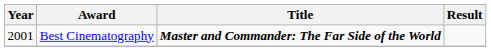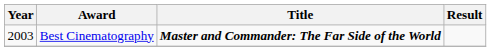(21, 35) 2001 -> (21, 35) 2003
